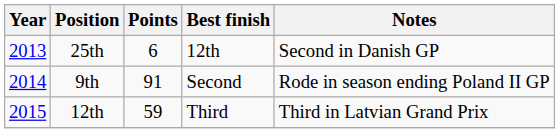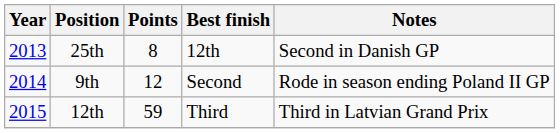(153, 50) 6 -> (153, 50) 8
(153, 81) 91 -> (153, 81) 12
